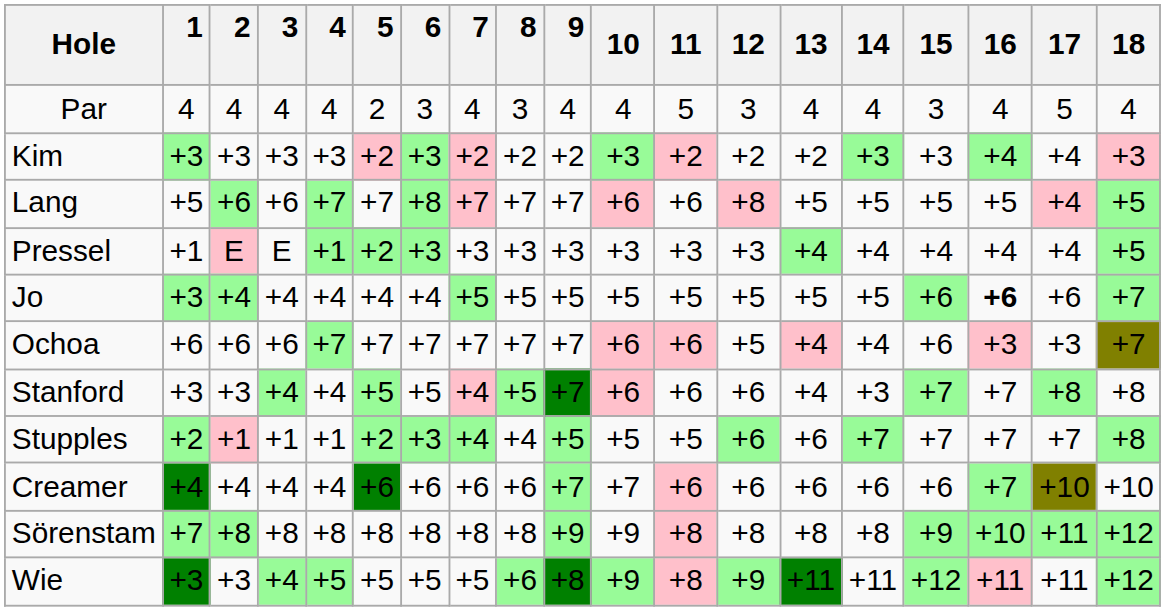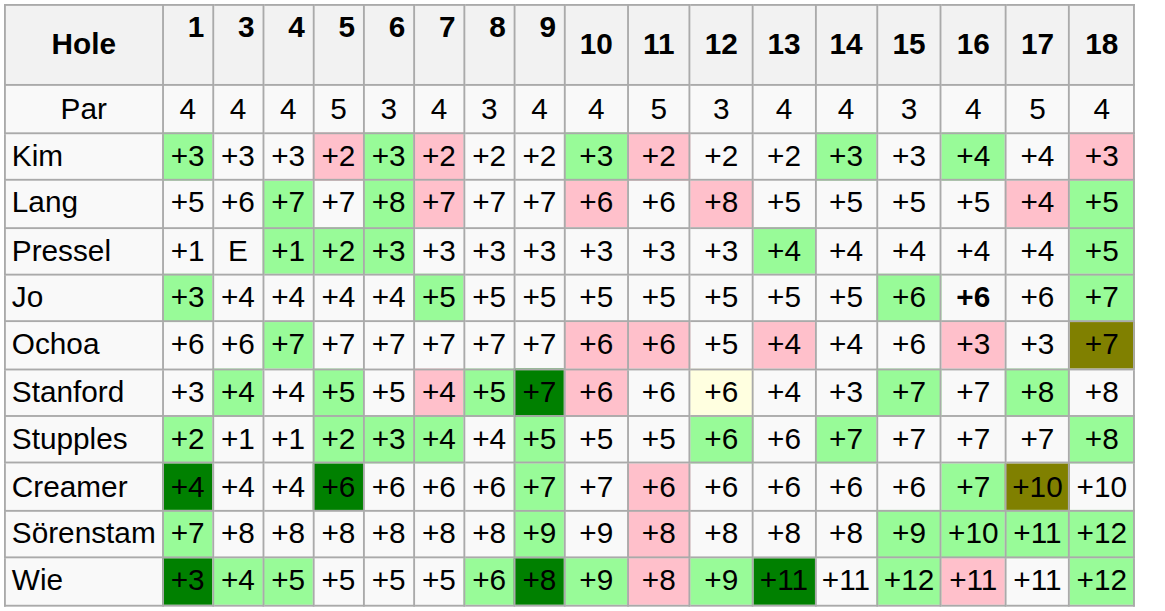- column: (234, 44)
(377, 108) 2 -> (338, 108) 5
(748, 391) no background -> (721, 391) lightyellow background
